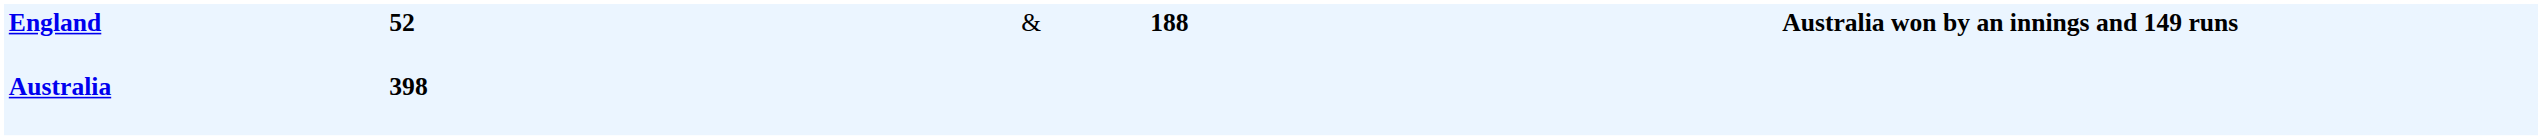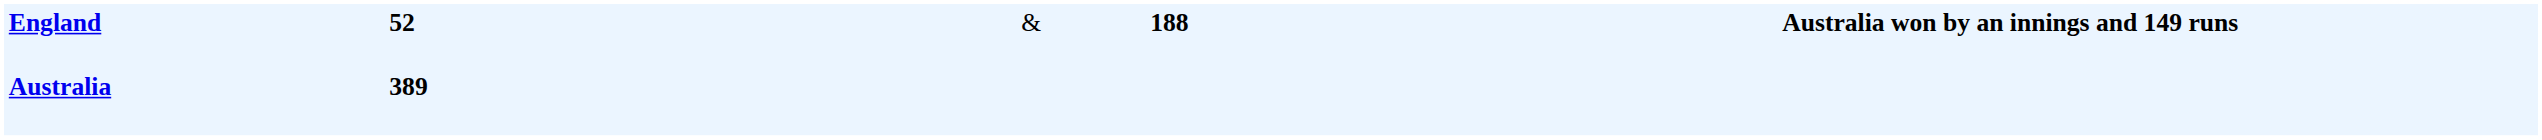(408, 86) 398 -> (408, 86) 389
